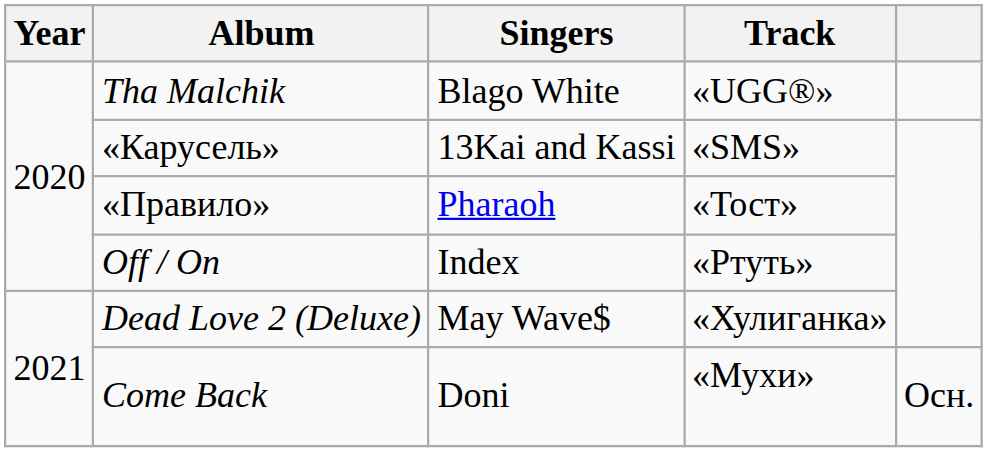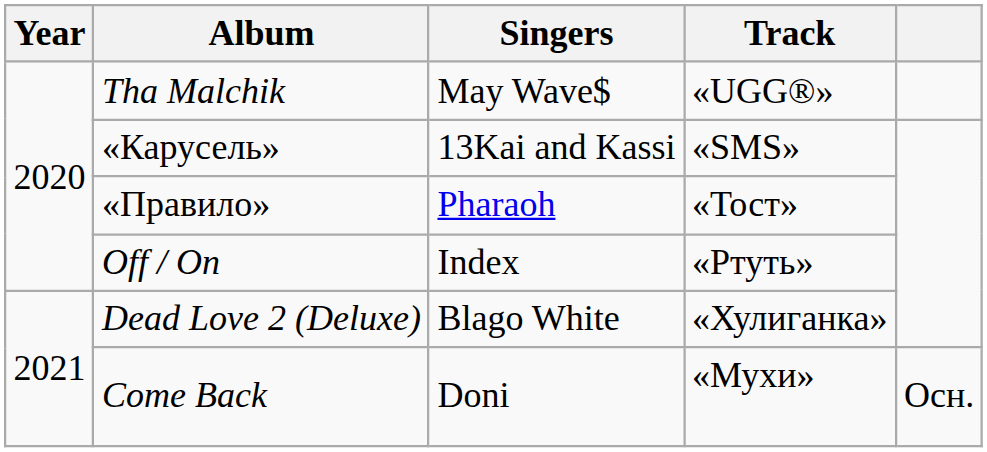(529, 90) Blago White -> (524, 90) May Wave$
(524, 318) May Wave$ -> (529, 318) Blago White
